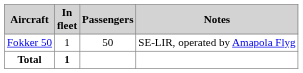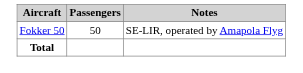- column: (67, 19)
